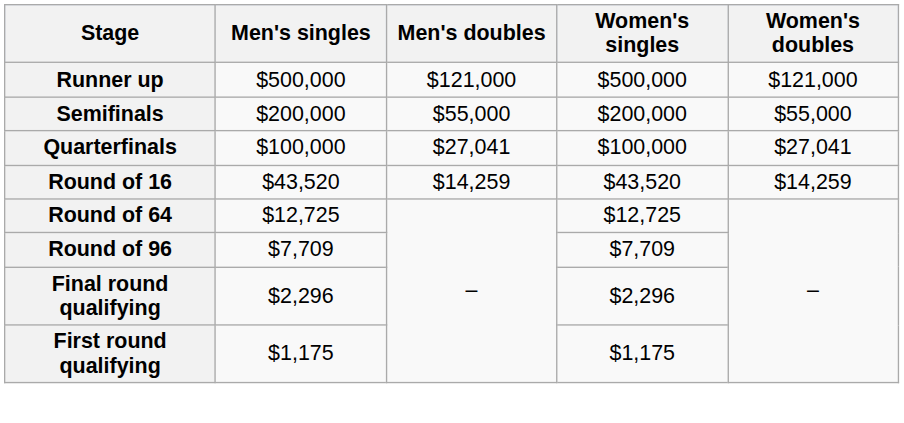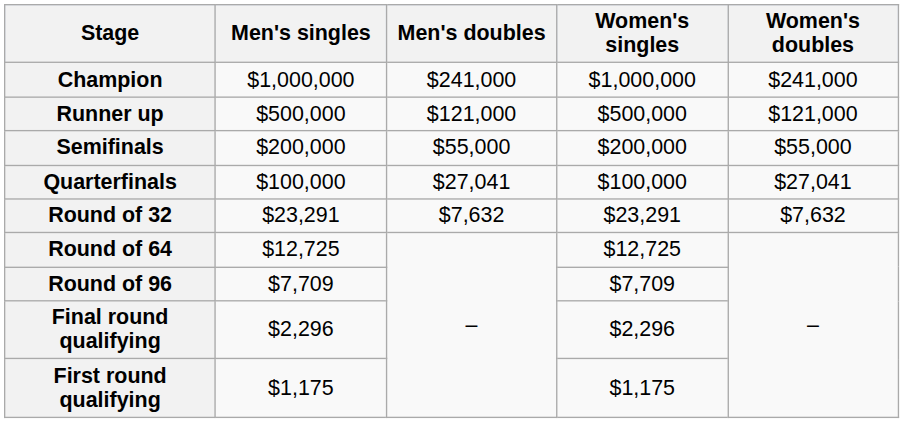+ row: (110, 79)
- row: (110, 181)
+ row: (110, 215)
